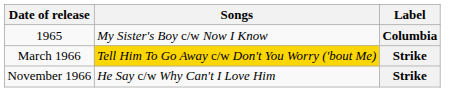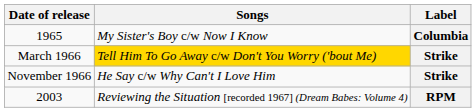+ row: (49, 96)
